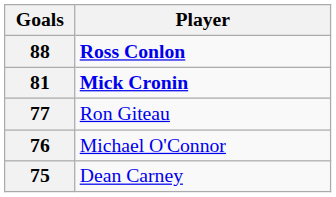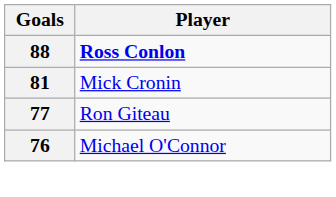(134, 82) bold -> (130, 82) normal
- row: (40, 176)
